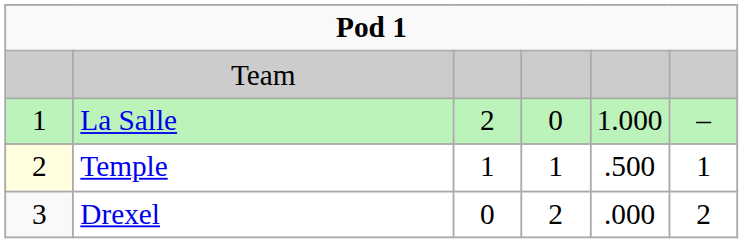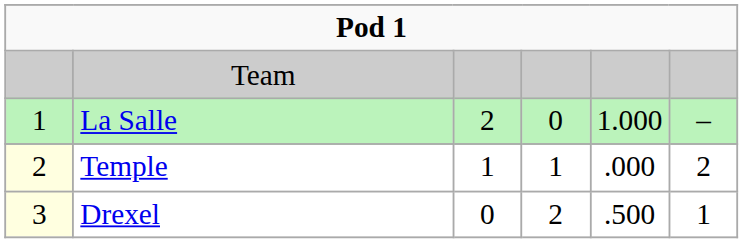(630, 167) .500 -> (630, 167) .000
(703, 167) 1 -> (703, 167) 2
(39, 213) no background -> (39, 213) lightyellow background
(630, 213) .000 -> (630, 213) .500
(703, 213) 2 -> (703, 213) 1
